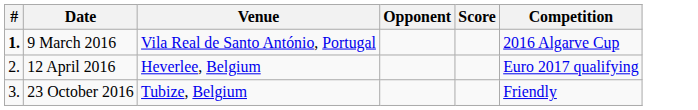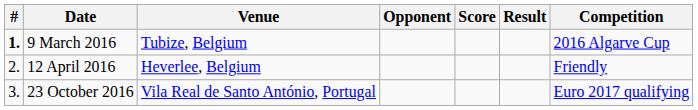+ column: (525, 17)
(259, 42) Vila Real de Santo António, Portugal -> (194, 42) Tubize, Belgium
(571, 67) Euro 2017 qualifying -> (580, 67) Friendly
(194, 92) Tubize, Belgium -> (259, 92) Vila Real de Santo António, Portugal
(530, 92) Friendly -> (621, 92) Euro 2017 qualifying
